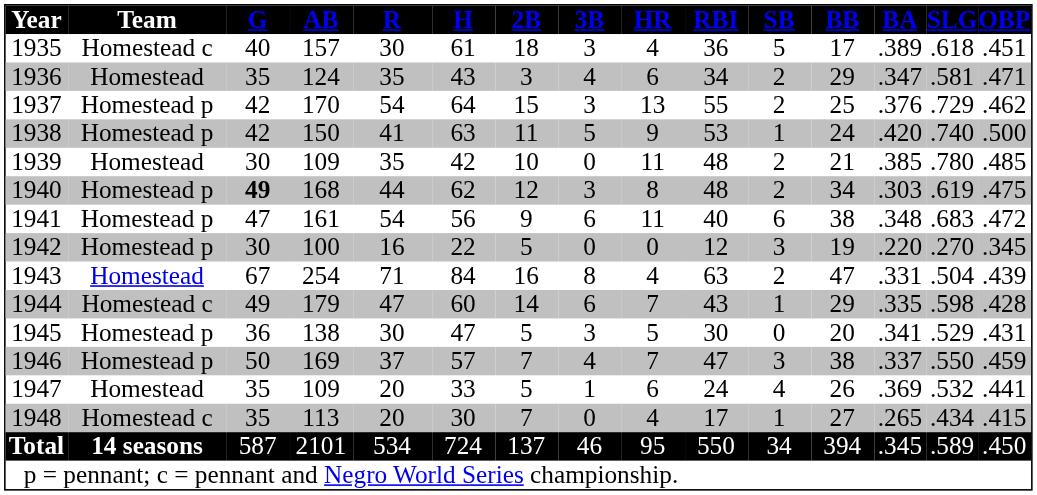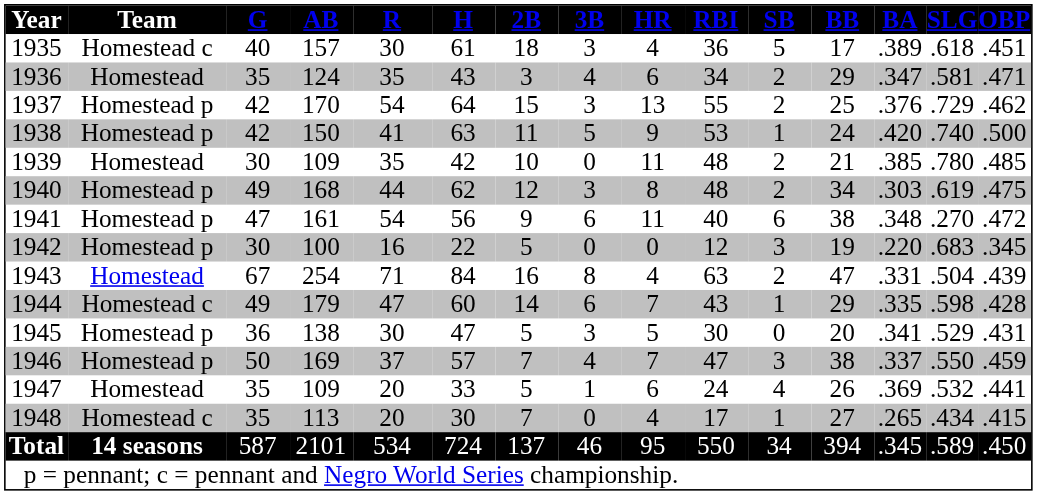(258, 190) bold -> (258, 190) normal
(952, 218) .683 -> (952, 218) .270
(952, 247) .270 -> (952, 247) .683
